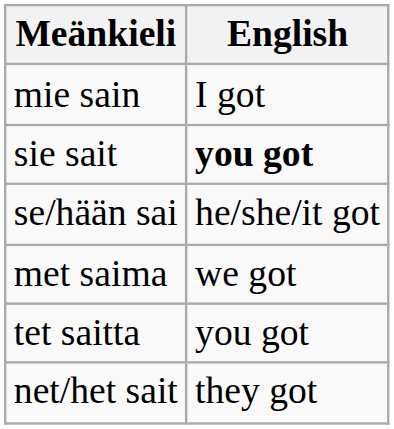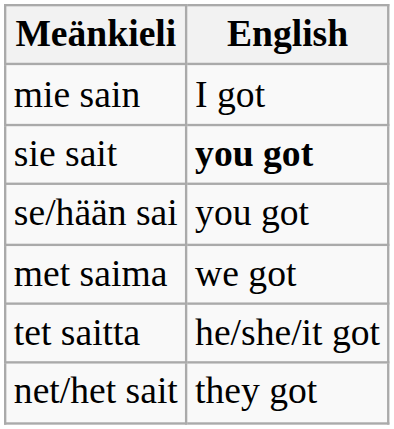(288, 213) he/she/it got -> (252, 213) you got
(252, 332) you got -> (288, 332) he/she/it got
